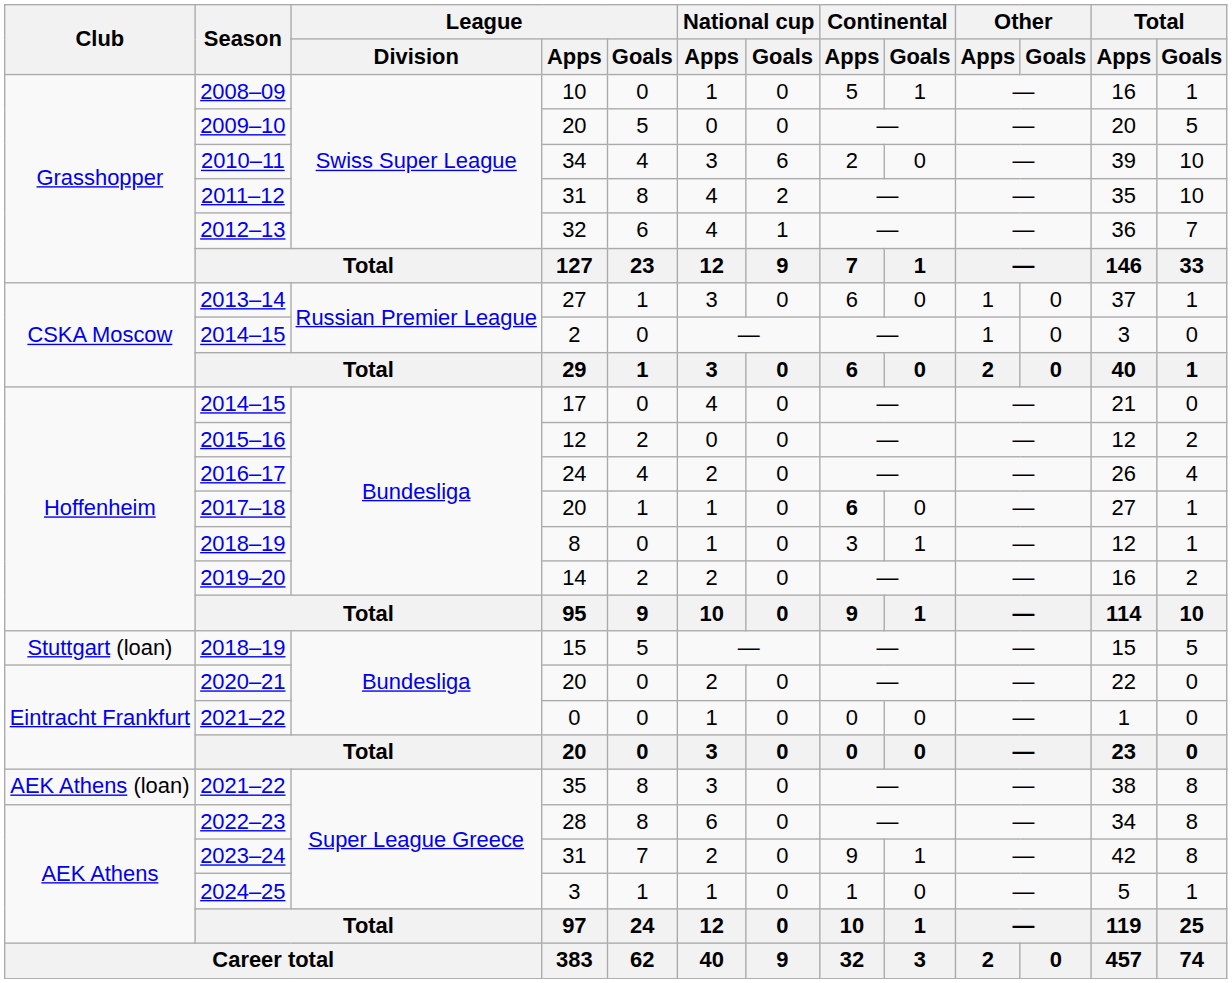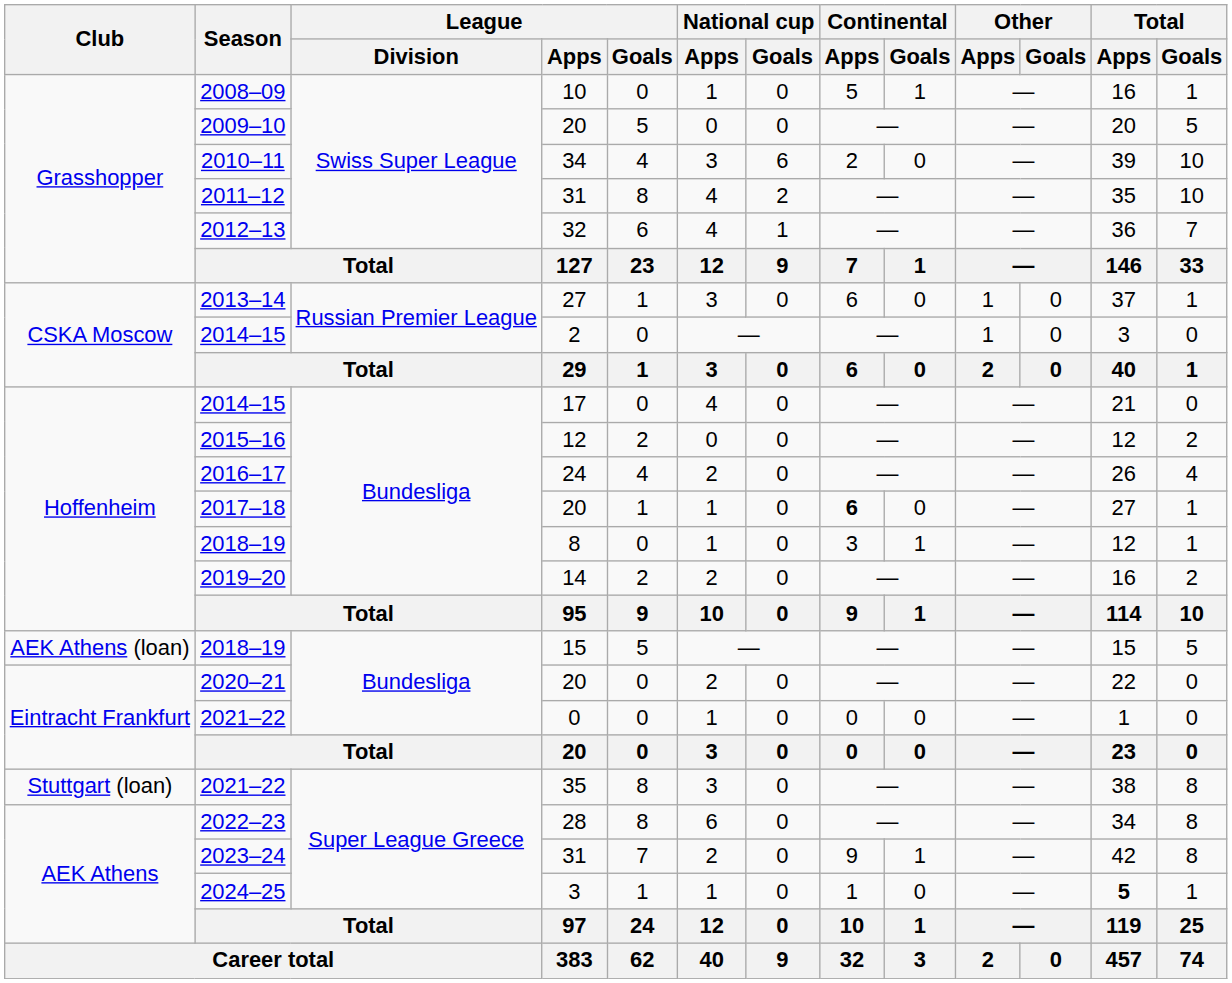(100, 647) Stuttgart (loan) -> (100, 647) AEK Athens (loan)
(100, 786) AEK Athens (loan) -> (100, 786) Stuttgart (loan)
(1124, 890) normal -> (1124, 890) bold
